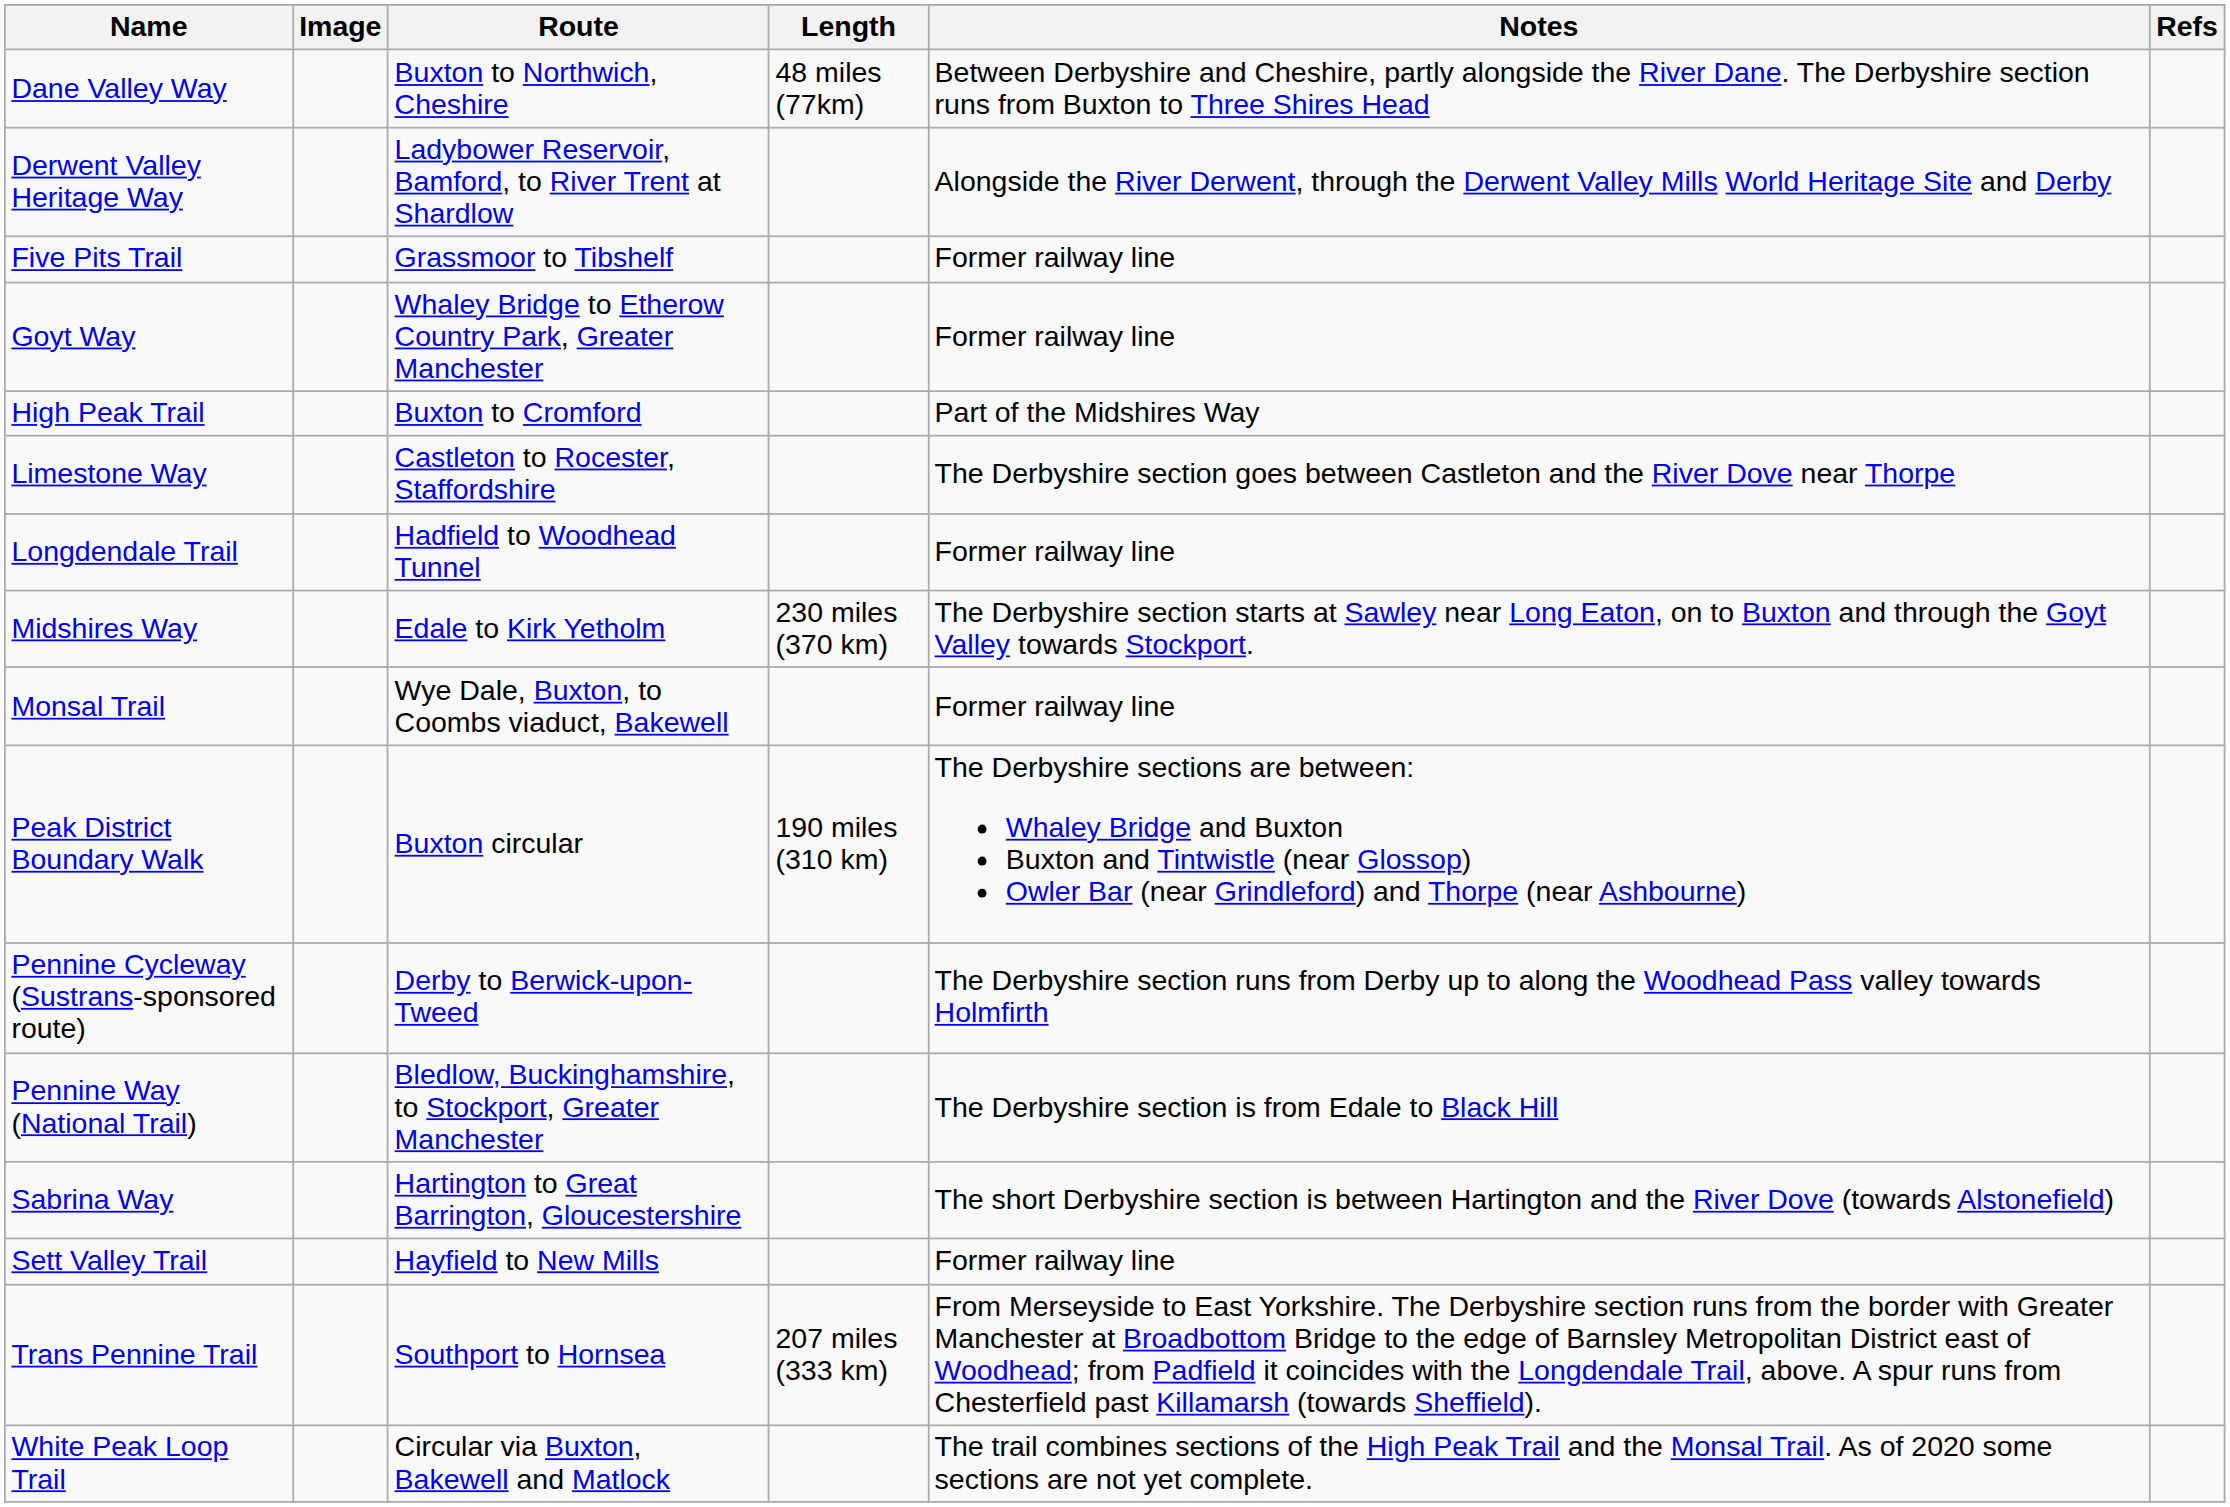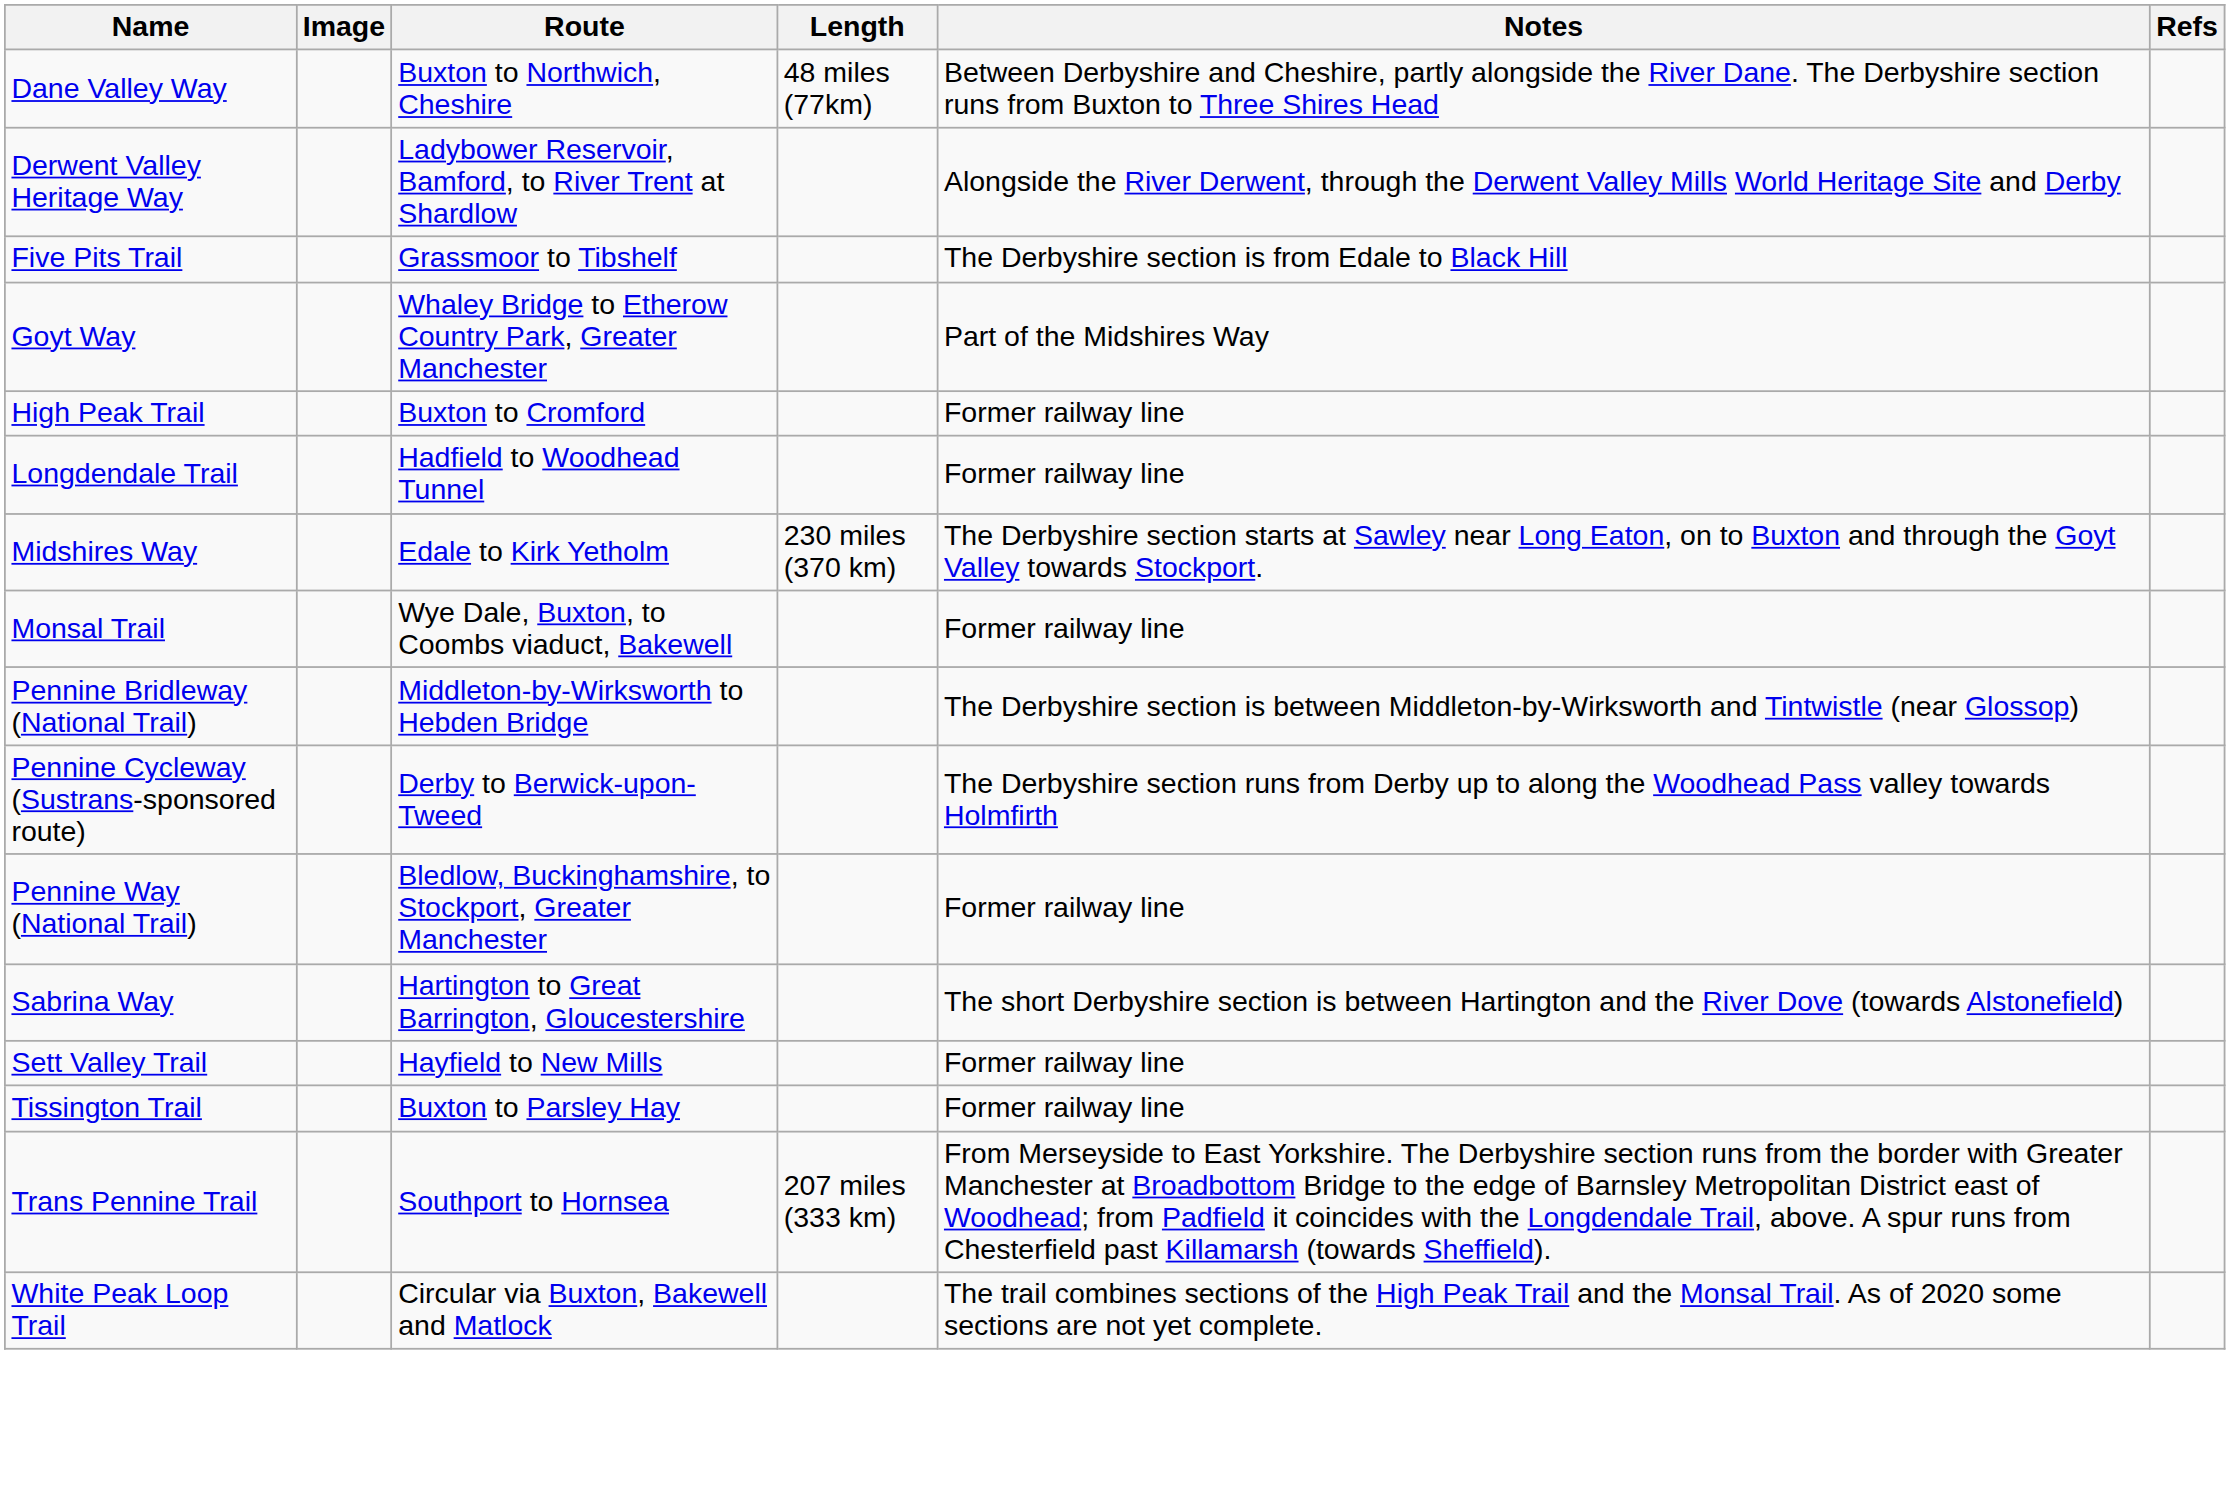(1055, 258) Former railway line -> (1256, 258) The Derbyshire section is from Edale to Black Hill
(1055, 335) Former railway line -> (1106, 335) Part of the Midshires Way
(1097, 413) Part of the Midshires Way -> (1064, 413) Former railway line
- row: (109, 474)
- row: (107, 843)
+ row: (129, 705)
(1246, 1106) The Derbyshire section is from Edale to Black Hill -> (1064, 908) Former railway line
+ row: (107, 1107)
